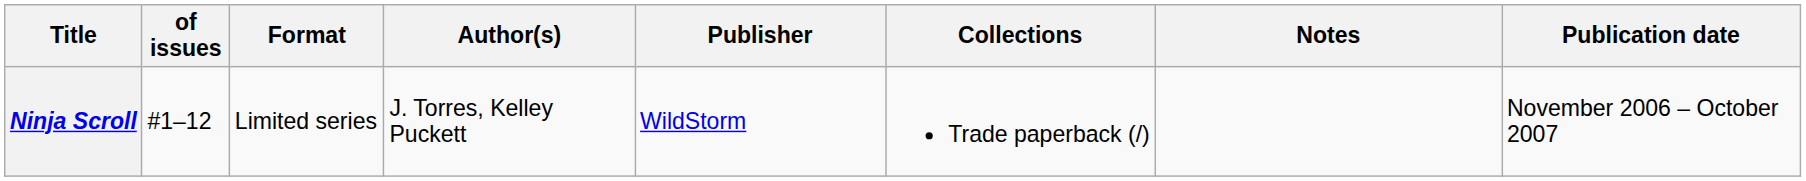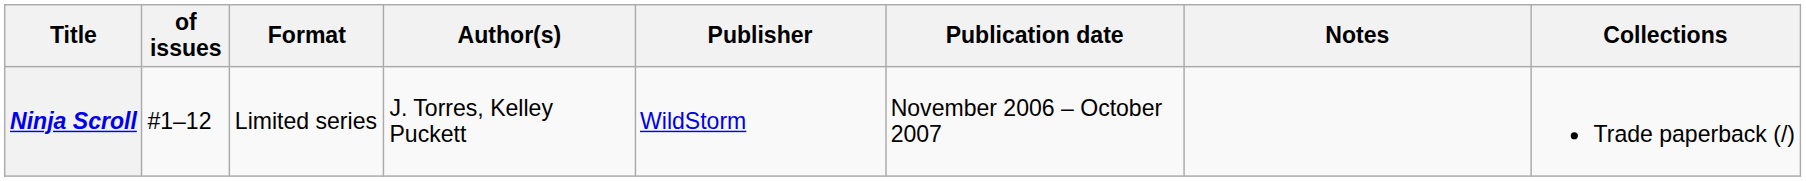columns swapped: (1651, 35) <-> (1020, 35)
